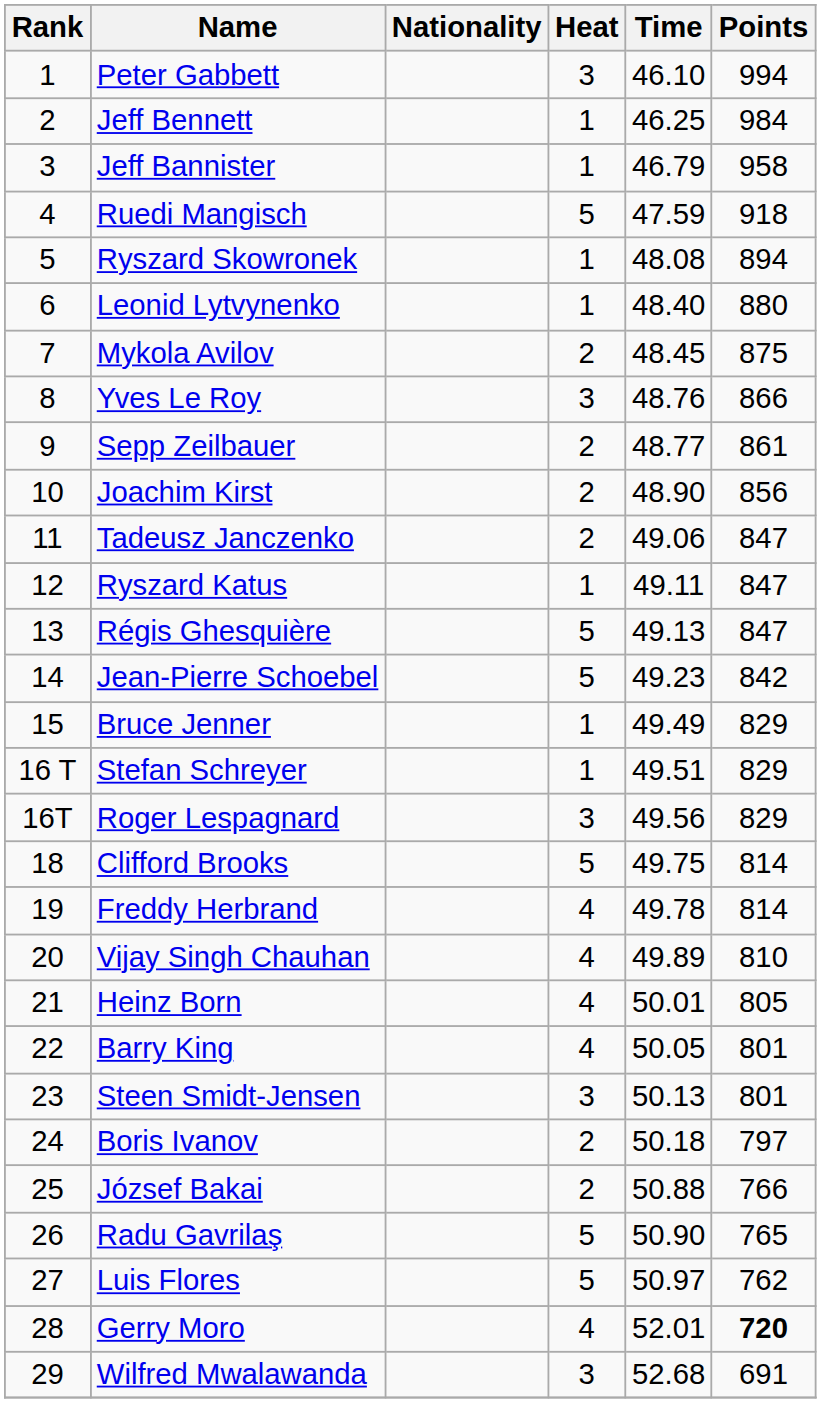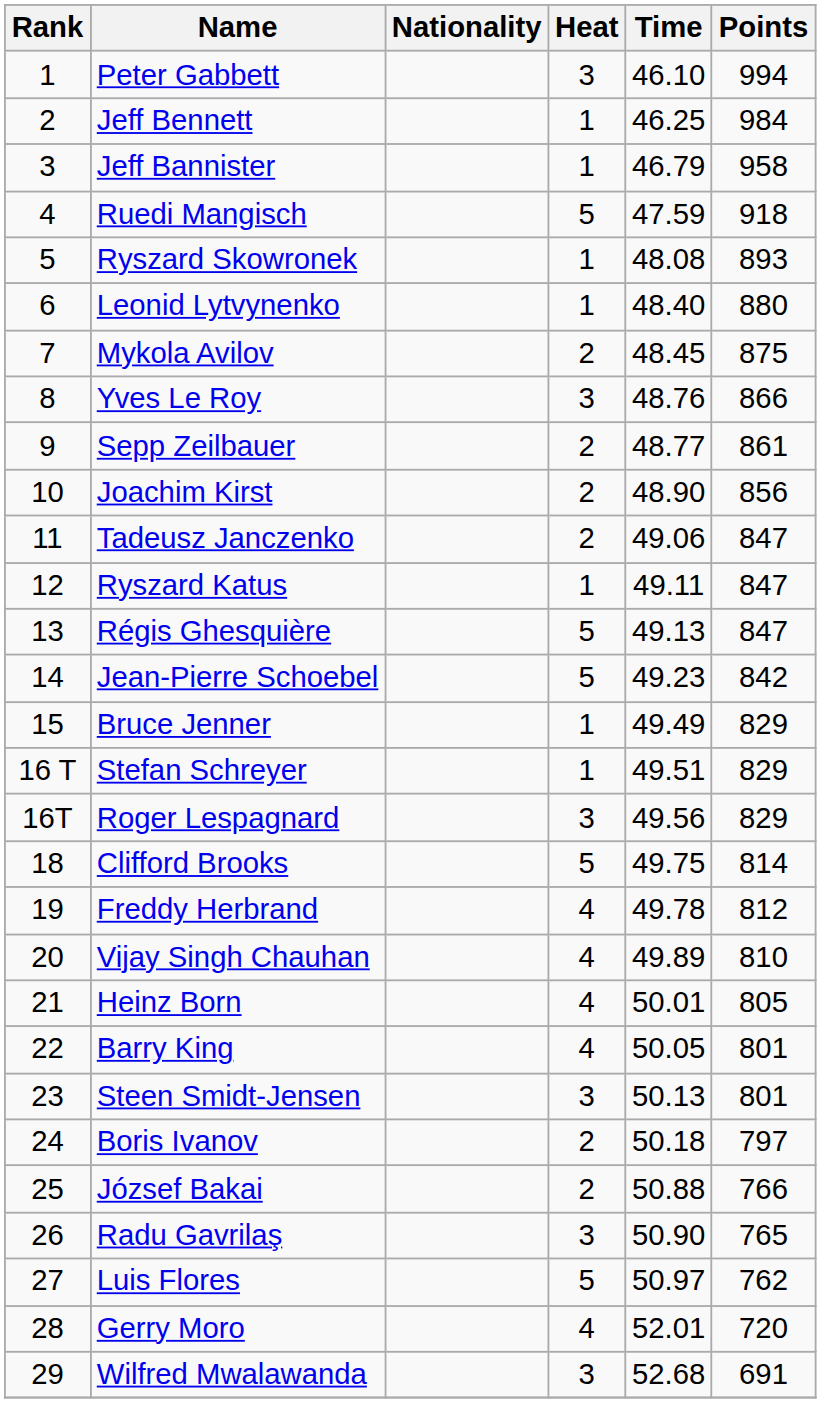(764, 259) 894 -> (764, 259) 893
(764, 910) 814 -> (764, 910) 812
(587, 1235) 5 -> (587, 1235) 3
(764, 1327) bold -> (764, 1327) normal
